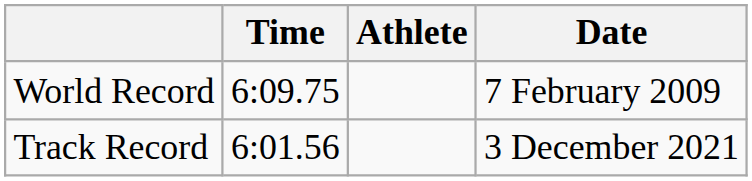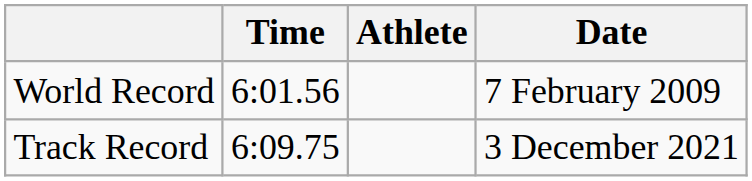(285, 89) 6:09.75 -> (285, 89) 6:01.56
(285, 146) 6:01.56 -> (285, 146) 6:09.75
